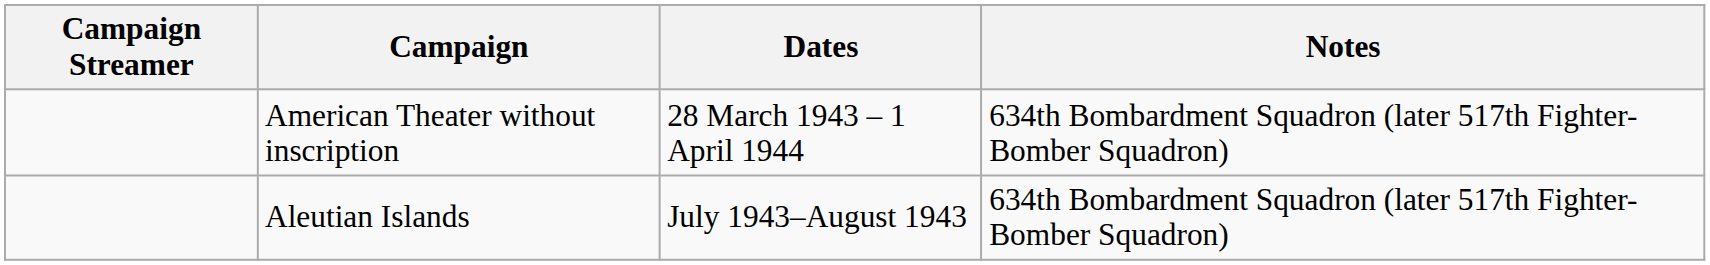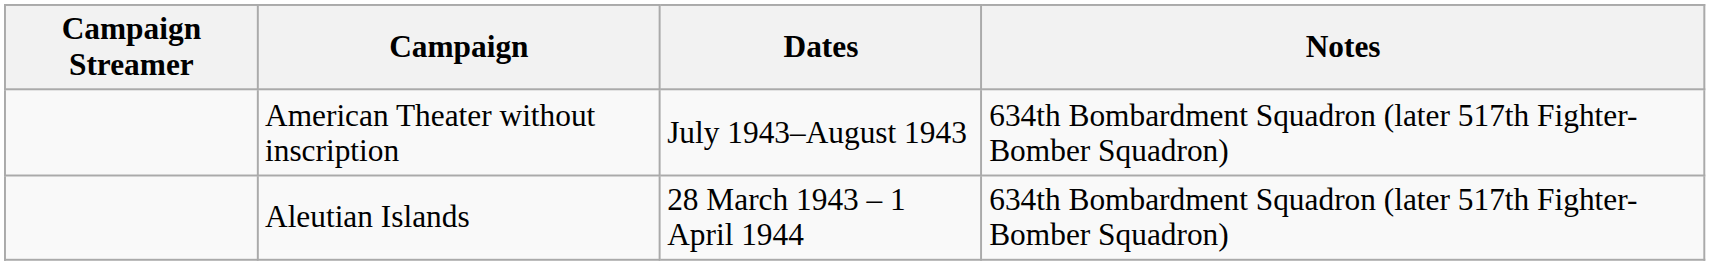(786, 132) 28 March 1943 – 1 April 1944 -> (817, 132) July 1943–August 1943
(817, 217) July 1943–August 1943 -> (786, 217) 28 March 1943 – 1 April 1944
